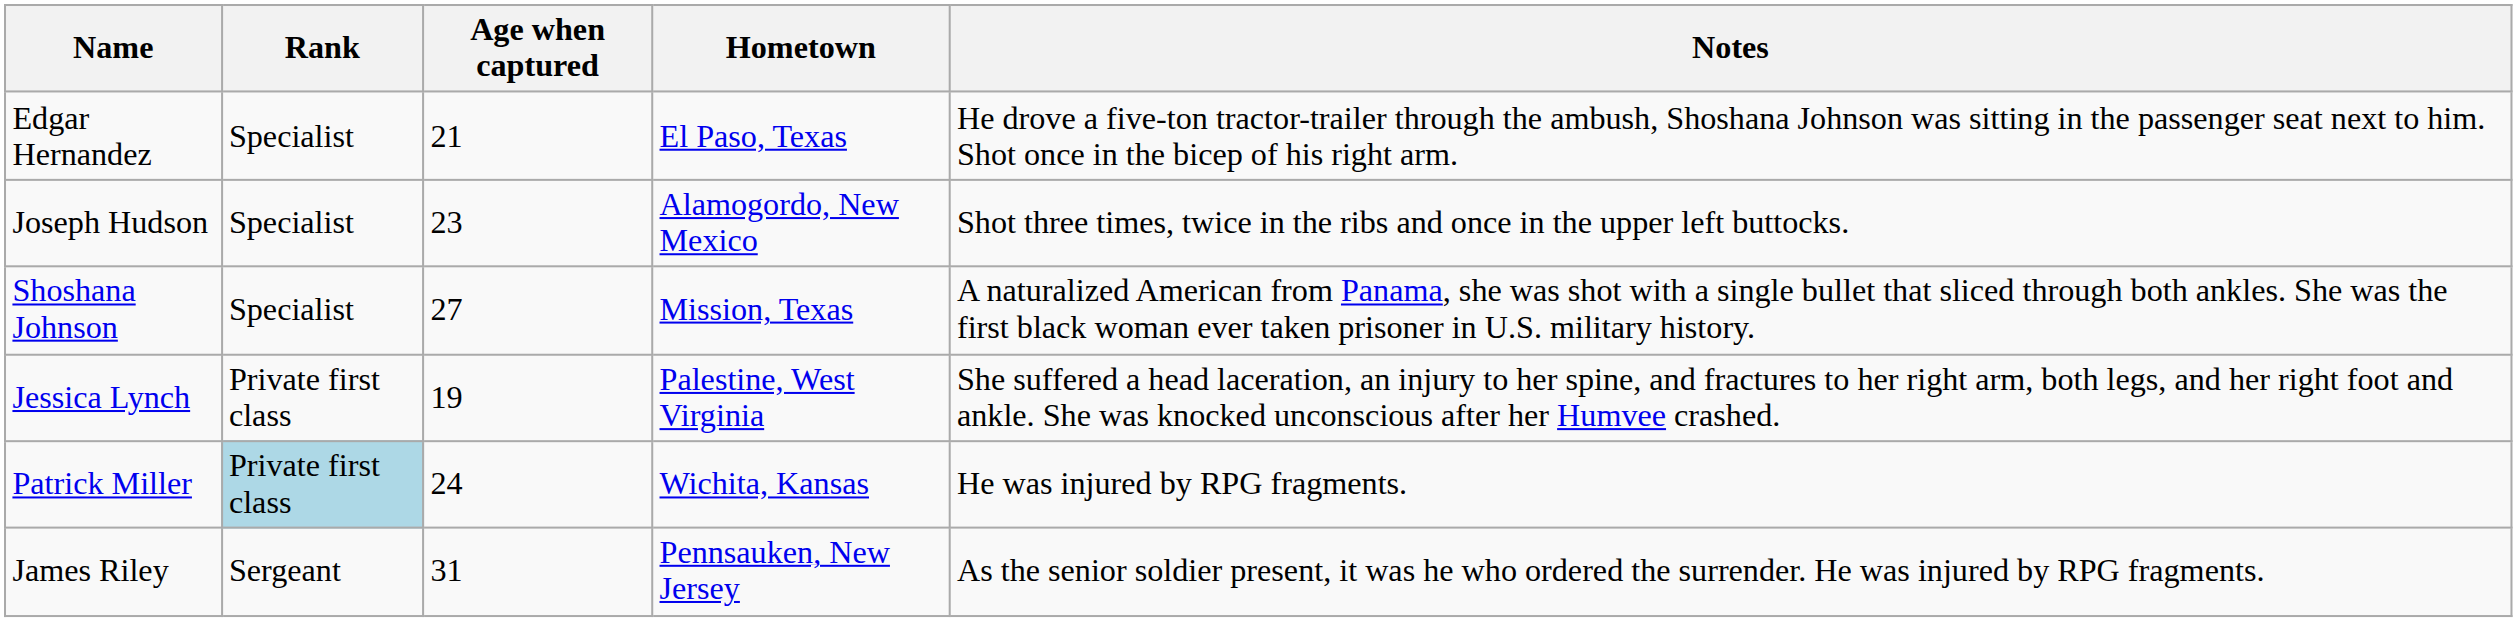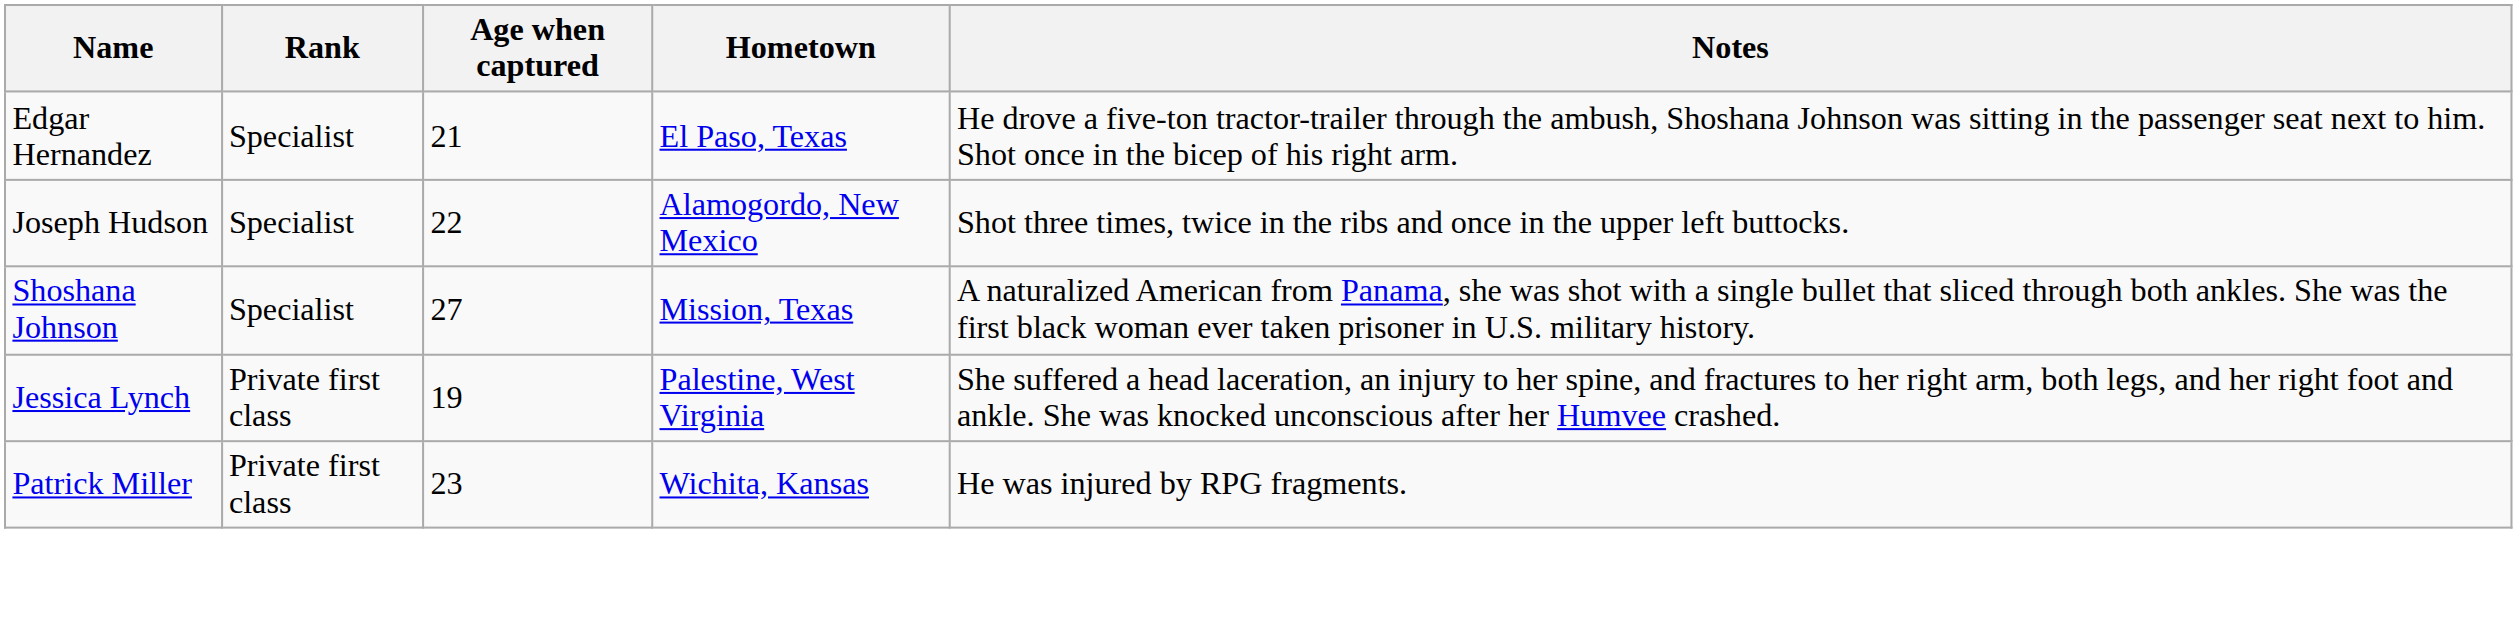(447, 222) 23 -> (447, 222) 22
(304, 484) lightblue background -> (304, 484) no background
(447, 484) 24 -> (447, 484) 23
- row: (91, 571)
